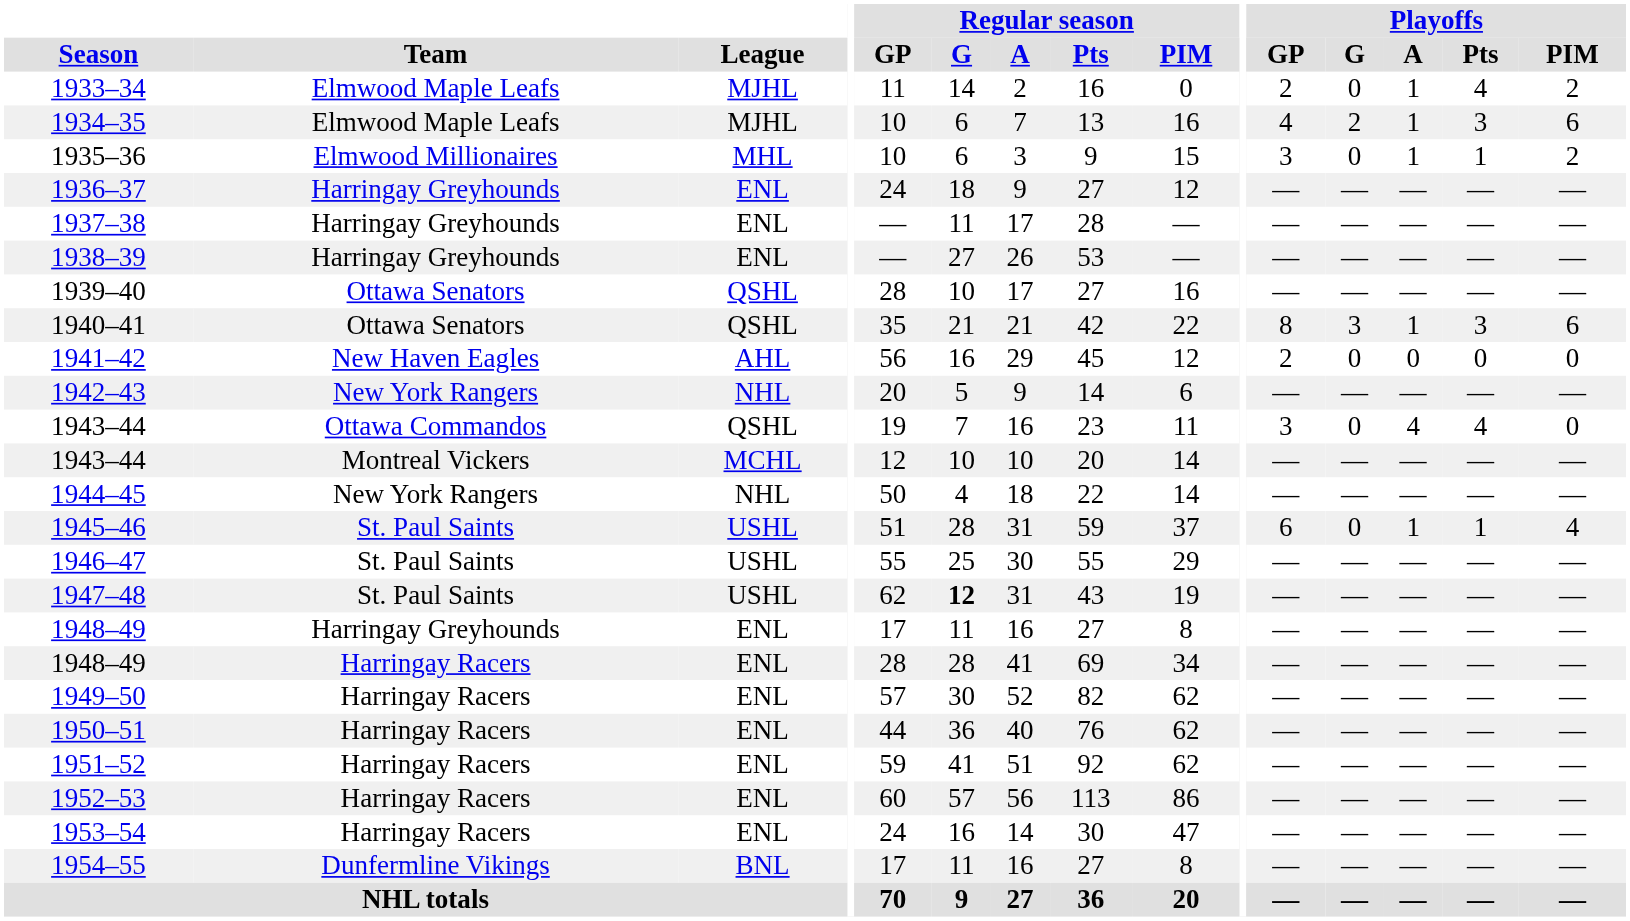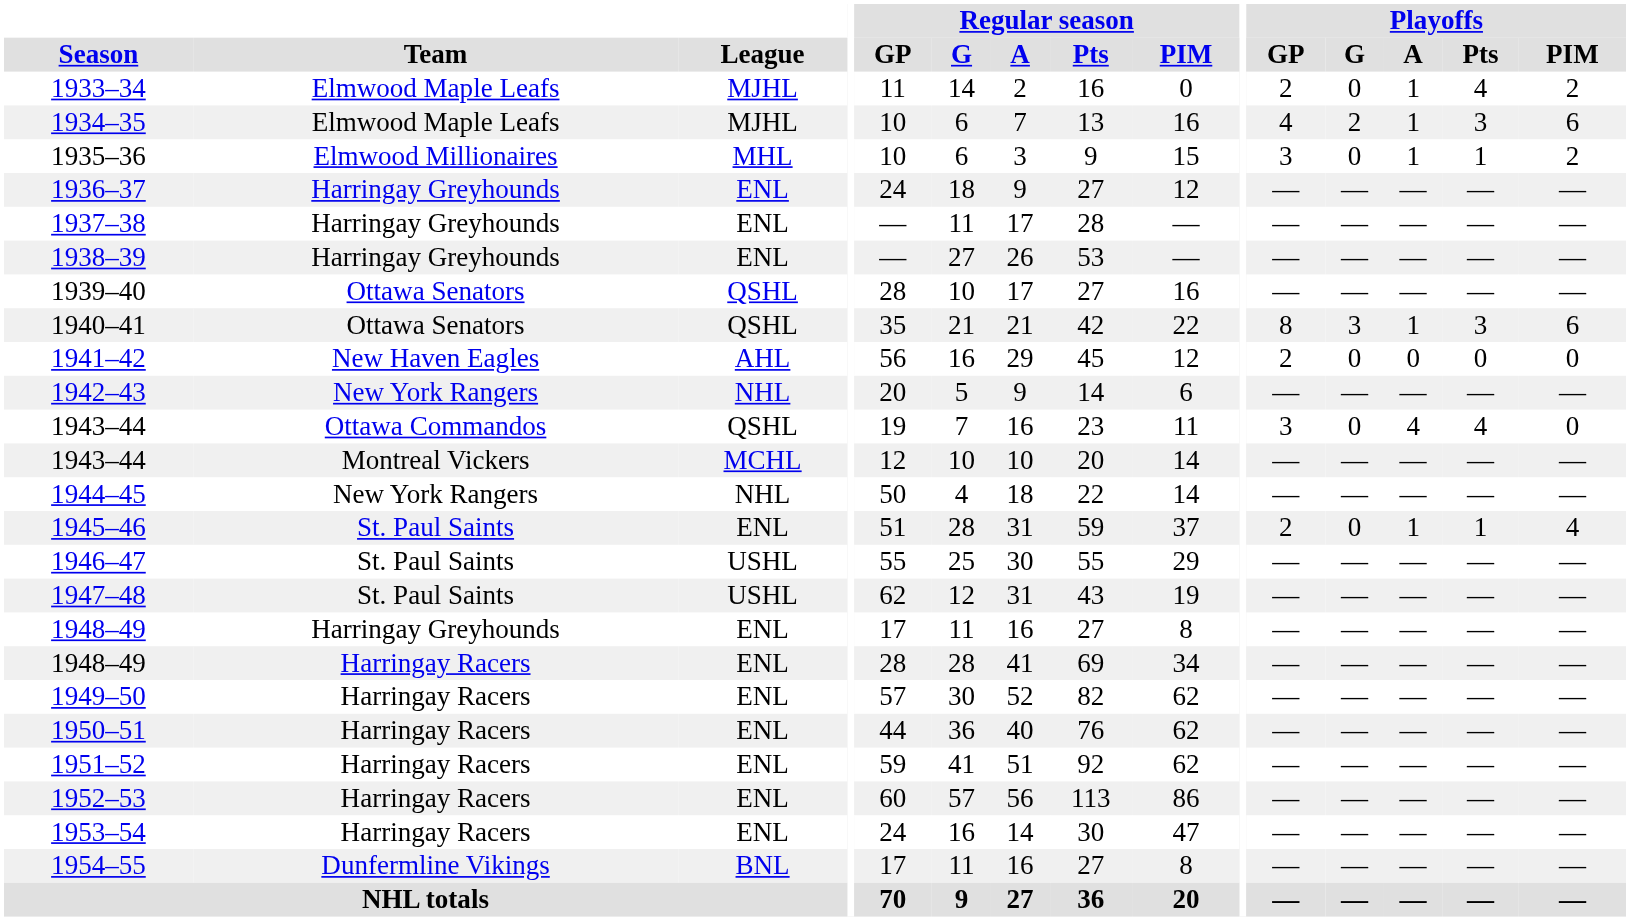(763, 527) USHL -> (763, 527) ENL
(1286, 527) 6 -> (1286, 527) 2
(962, 595) bold -> (962, 595) normal
